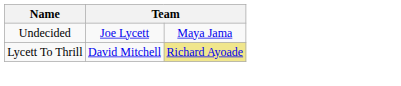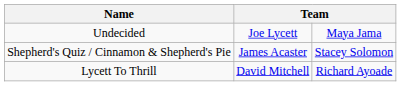+ row: (119, 52)
(205, 52) khaki background -> (354, 71) no background
